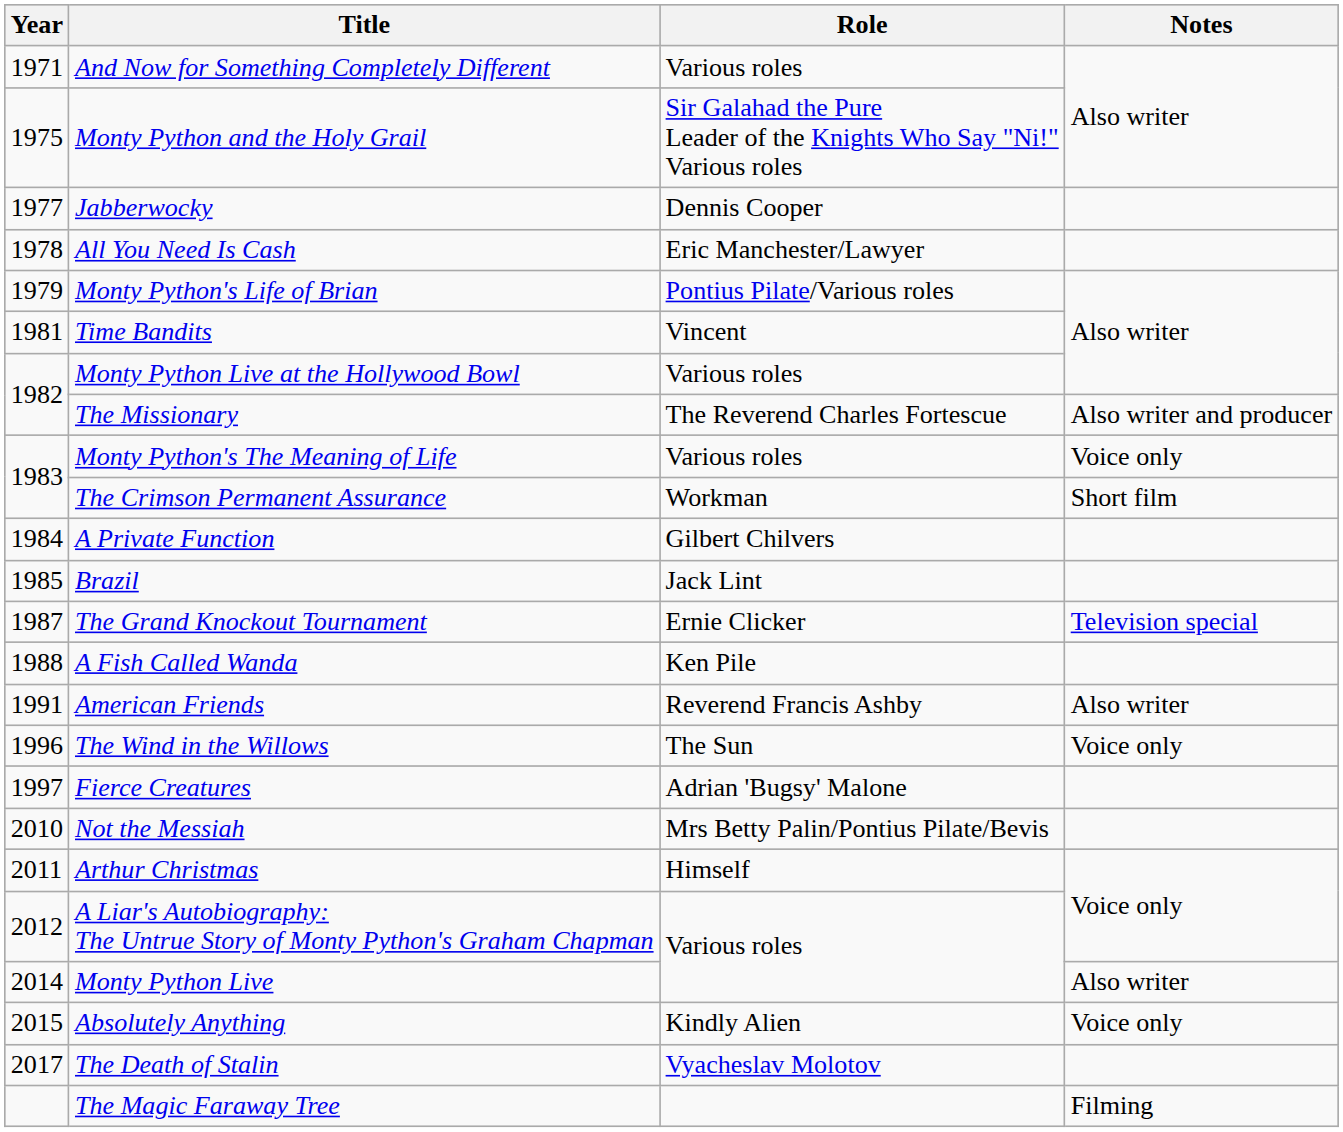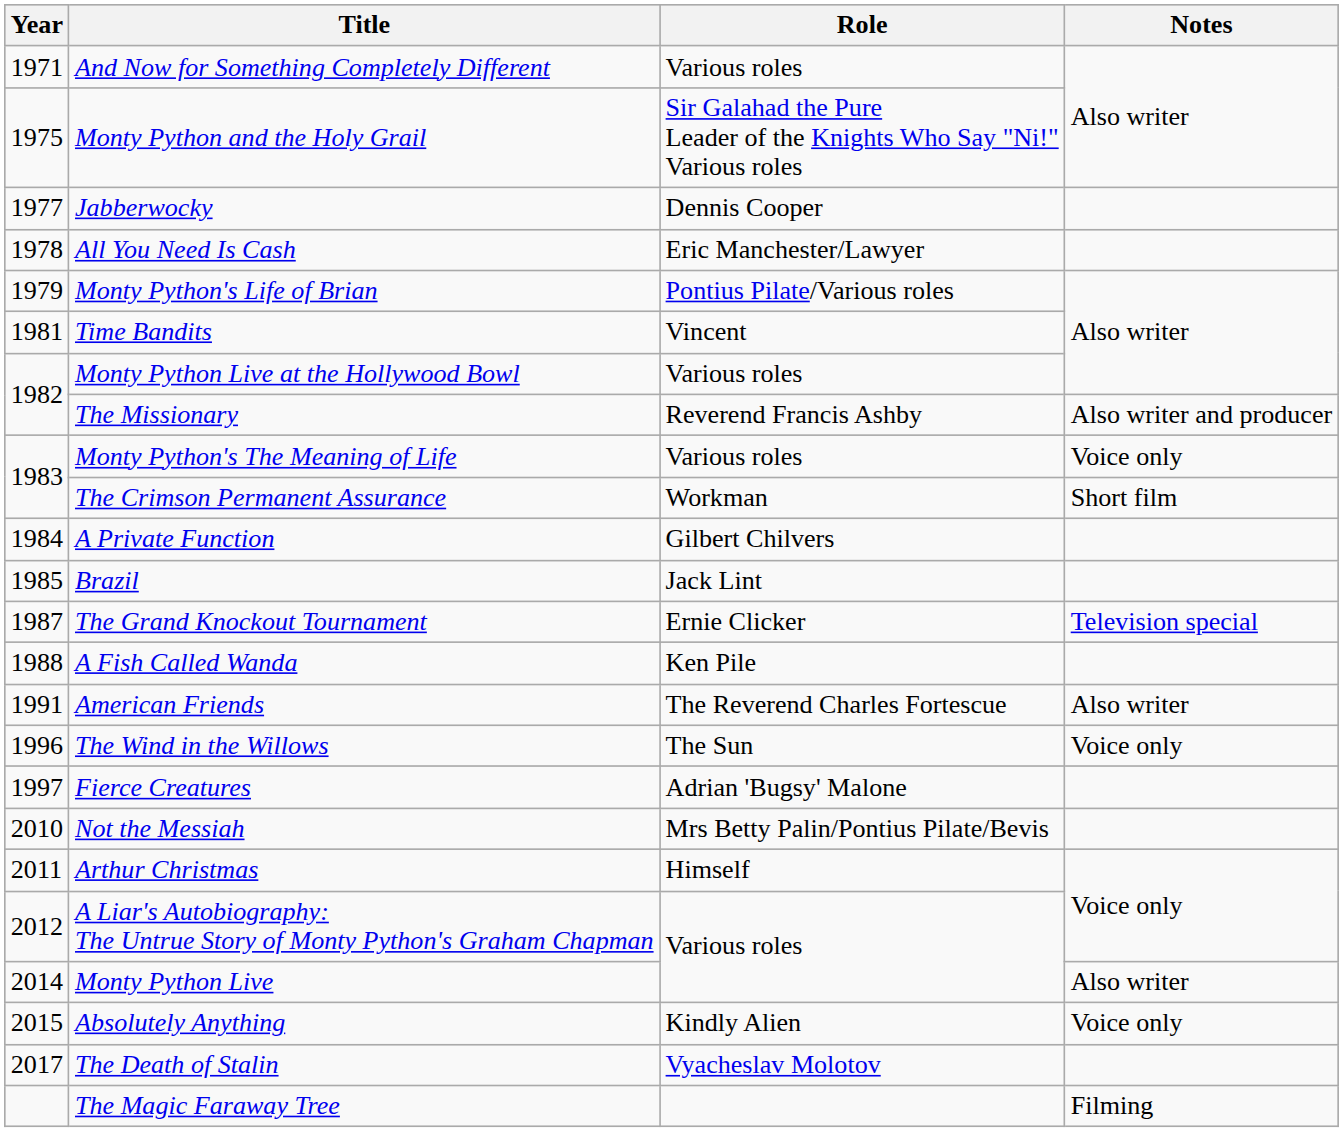(836, 414) The Reverend Charles Fortescue -> (794, 414) Reverend Francis Ashby
(794, 704) Reverend Francis Ashby -> (836, 704) The Reverend Charles Fortescue
